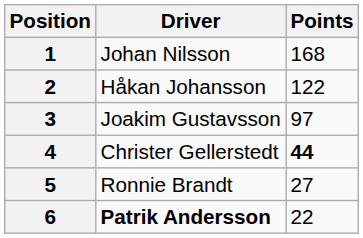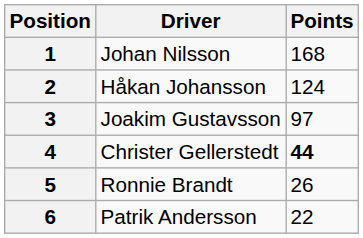(308, 87) 122 -> (308, 87) 124
(302, 185) 27 -> (302, 185) 26
(186, 218) bold -> (179, 218) normal
